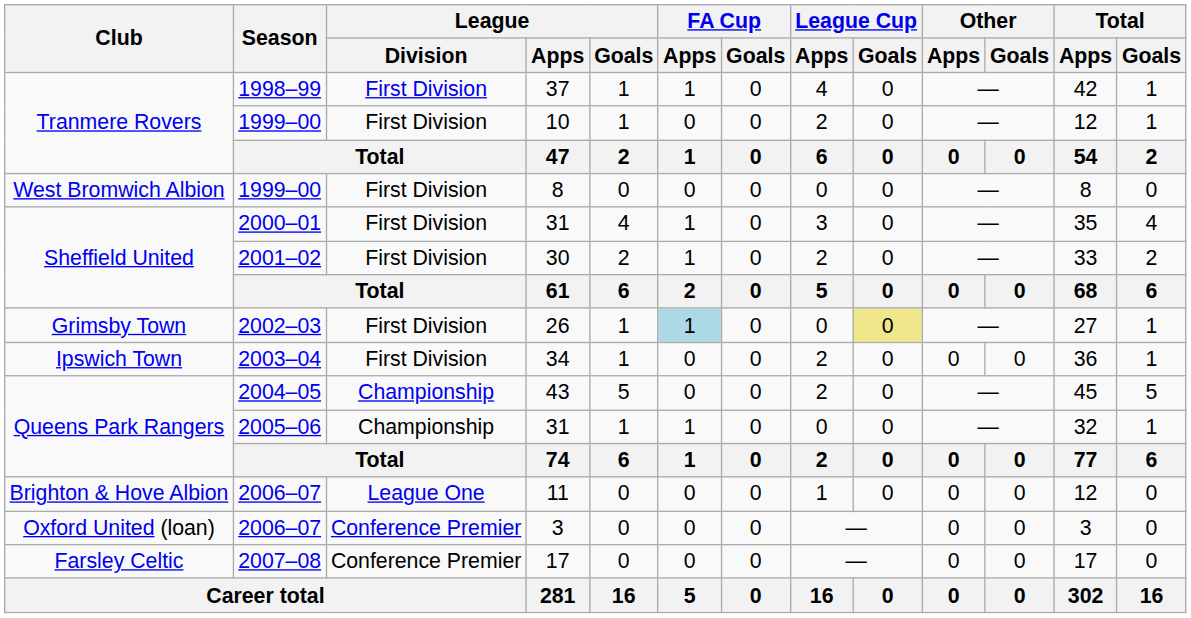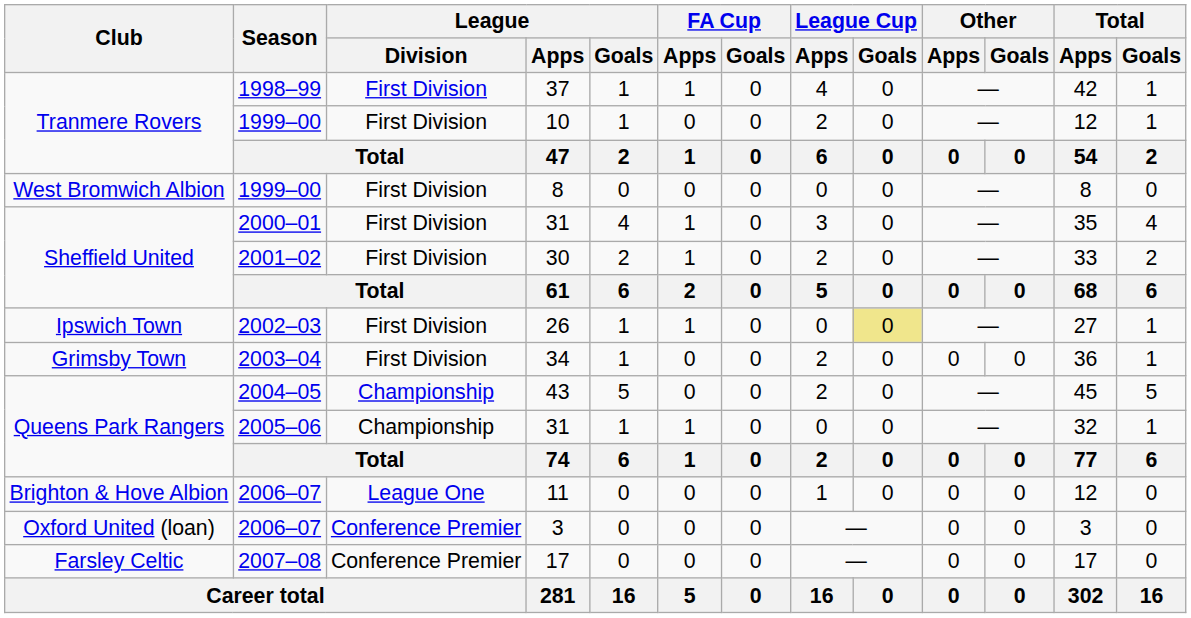(119, 325) Grimsby Town -> (119, 325) Ipswich Town
(690, 325) lightblue background -> (690, 325) no background
(119, 358) Ipswich Town -> (119, 358) Grimsby Town
